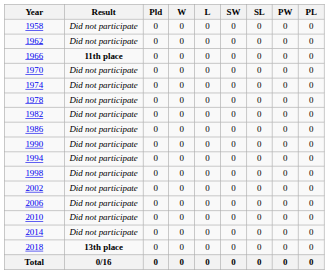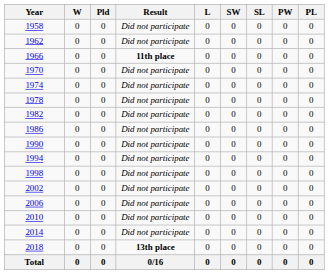columns swapped: (104, 12) <-> (182, 12)
